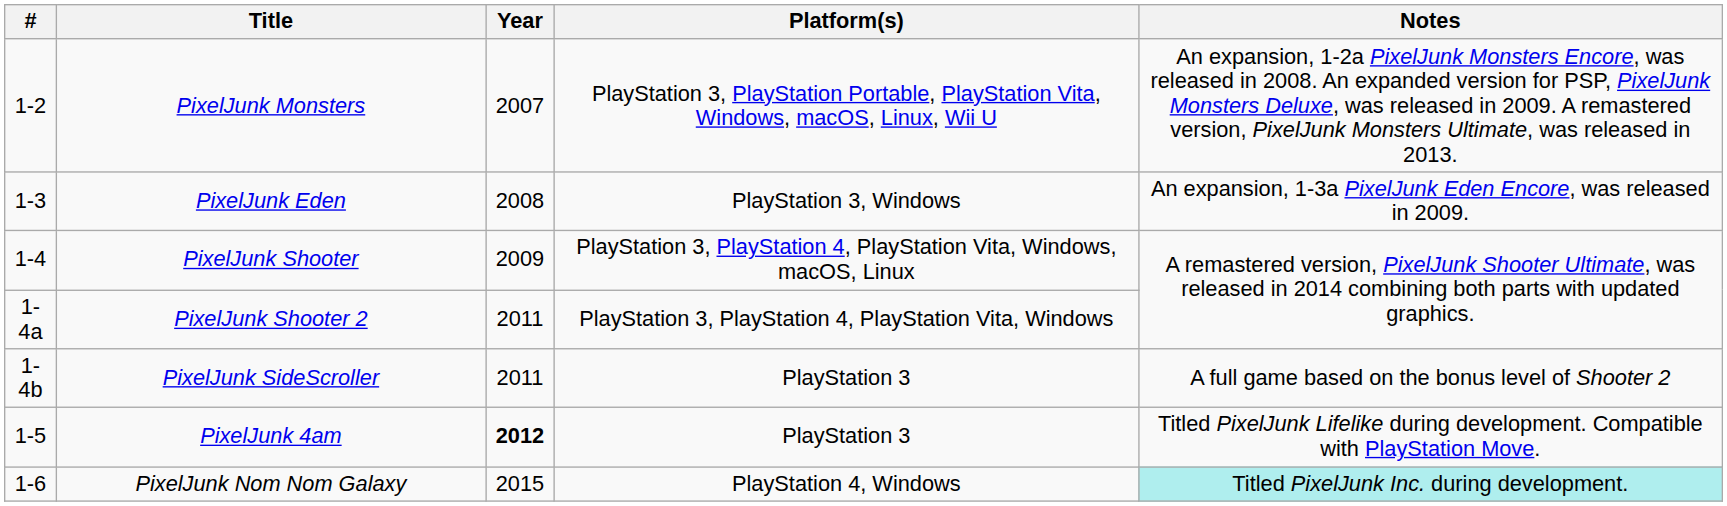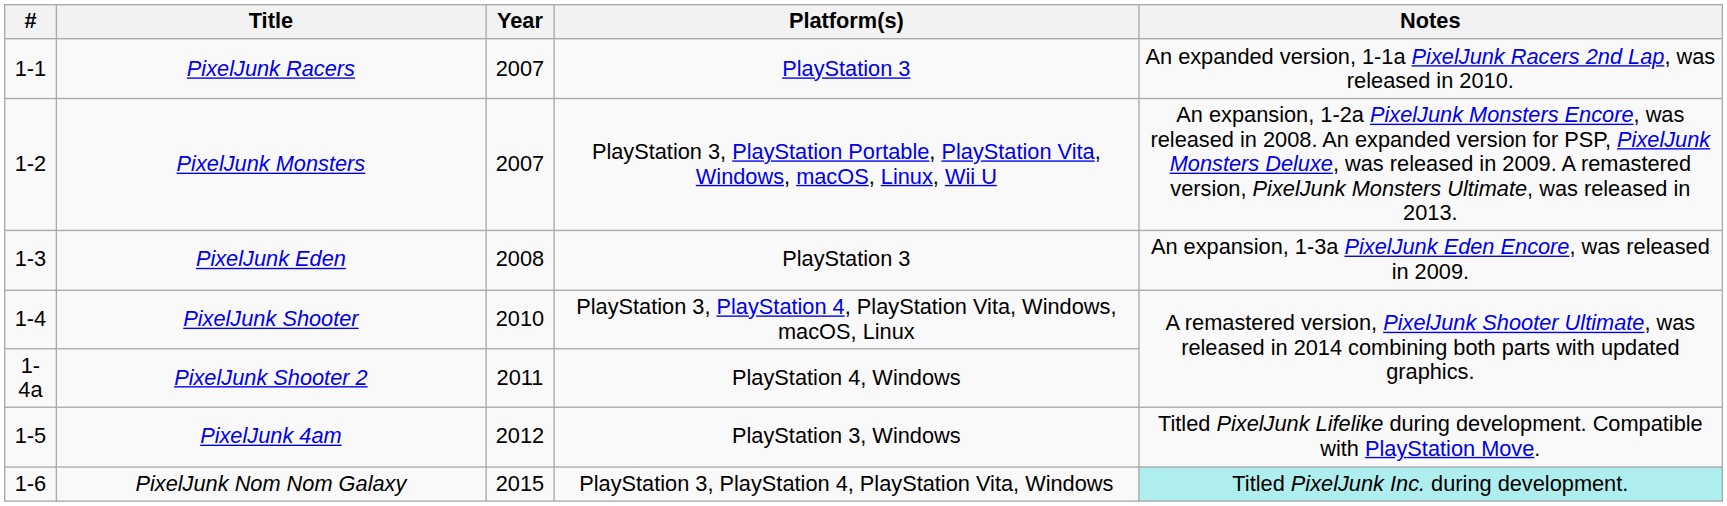+ row: (271, 68)
(846, 200) PlayStation 3, Windows -> (846, 259) PlayStation 3
(520, 259) 2009 -> (520, 318) 2010
(846, 318) PlayStation 3, PlayStation 4, PlayStation Vita, Windows -> (846, 377) PlayStation 4, Windows
- row: (271, 377)
(520, 436) bold -> (520, 436) normal
(846, 436) PlayStation 3 -> (846, 436) PlayStation 3, Windows
(846, 483) PlayStation 4, Windows -> (846, 483) PlayStation 3, PlayStation 4, PlayStation Vita, Windows
